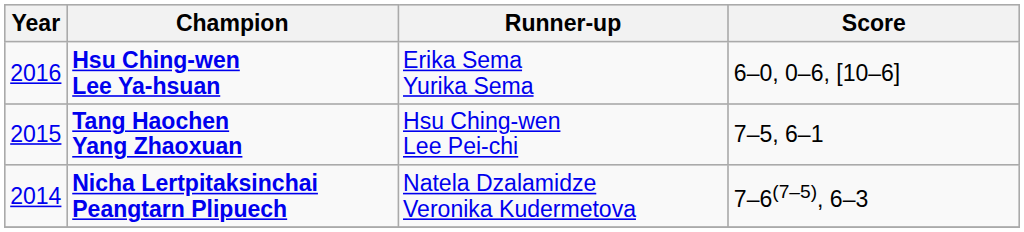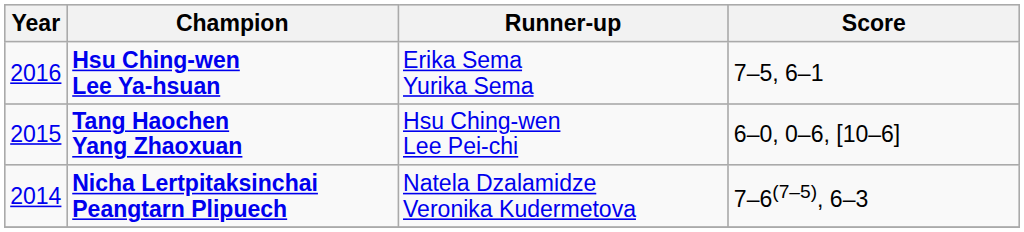(817, 73) 6–0, 0–6, [10–6] -> (779, 73) 7–5, 6–1
(779, 135) 7–5, 6–1 -> (817, 135) 6–0, 0–6, [10–6]
